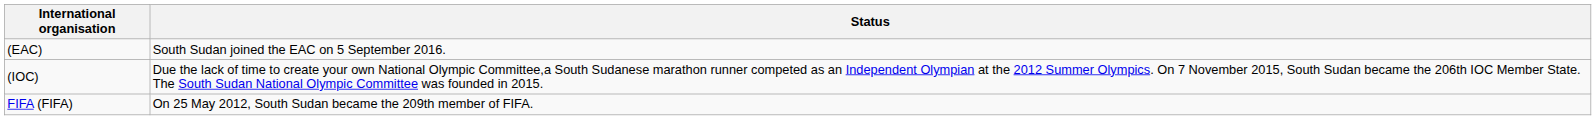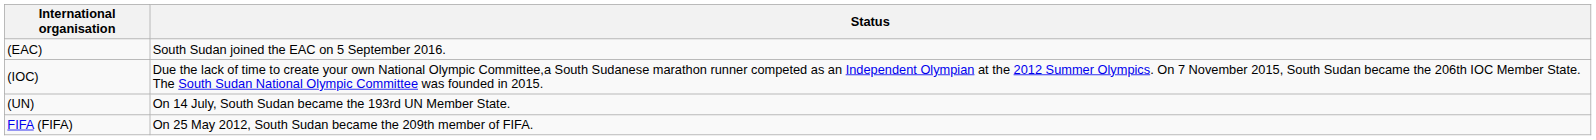+ row: (21, 104)
